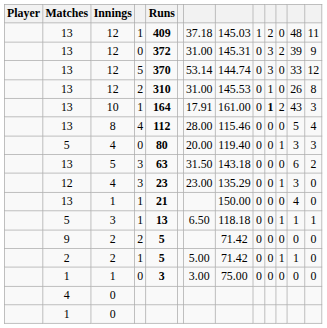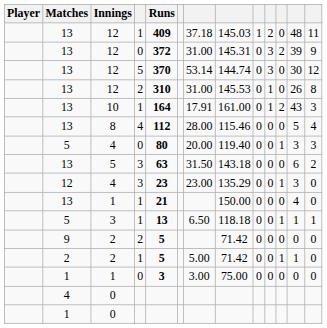(296, 70) 33 -> (296, 70) 30
(270, 107) bold -> (270, 107) normal
